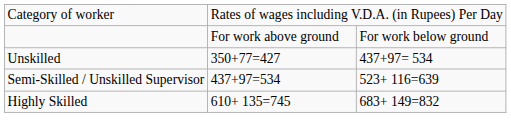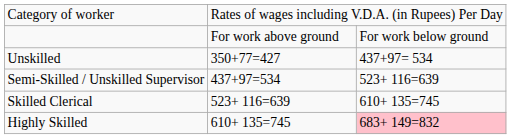+ row: (50, 101)
(399, 101) no background -> (399, 123) pink background
